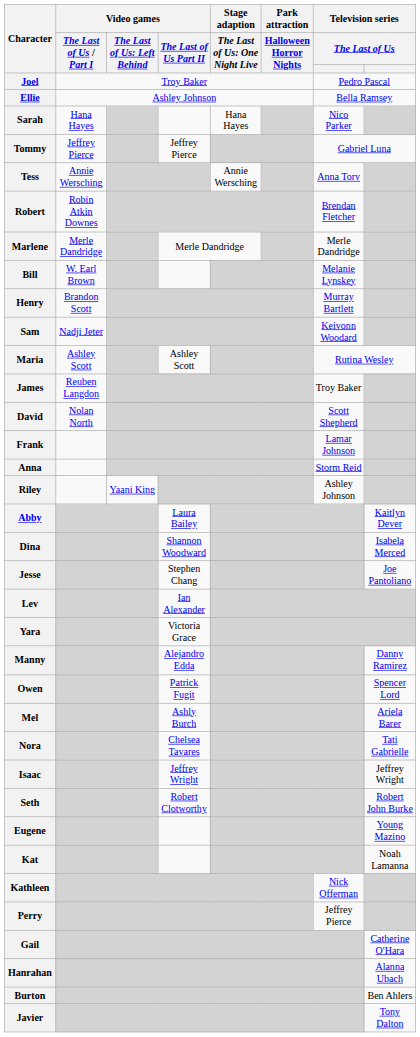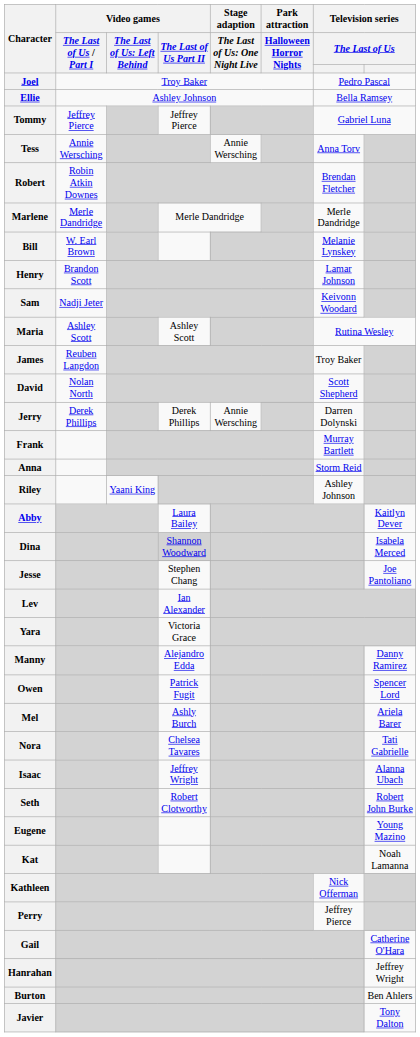- row: (30, 120)
(339, 303) Murray Bartlett -> (339, 274) Lamar Johnson
+ row: (30, 416)
(339, 445) Lamar Johnson -> (339, 445) Murray Bartlett
(184, 547) no background -> (184, 547) lightgrey background
(390, 774) Jeffrey Wright -> (390, 774) Alanna Ubach
(390, 973) Alanna Ubach -> (390, 973) Jeffrey Wright
